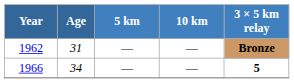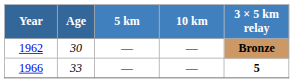(76, 48) 31 -> (76, 48) 30
(76, 68) 34 -> (76, 68) 33
